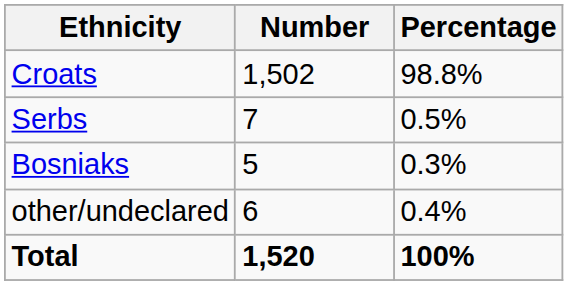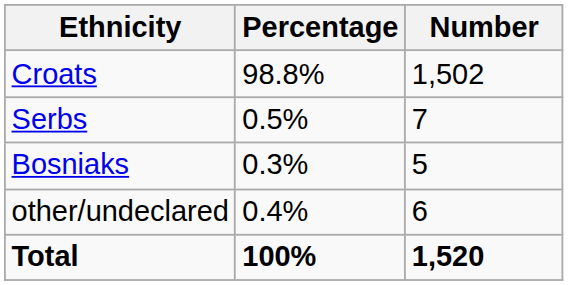columns swapped: (315, 27) <-> (479, 27)
